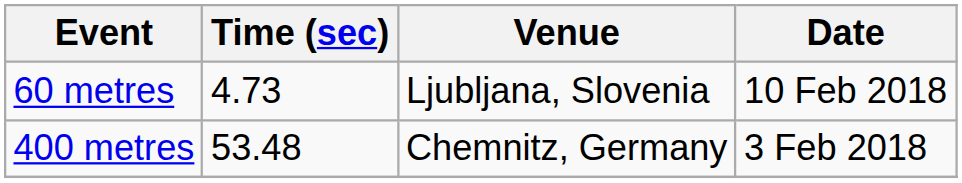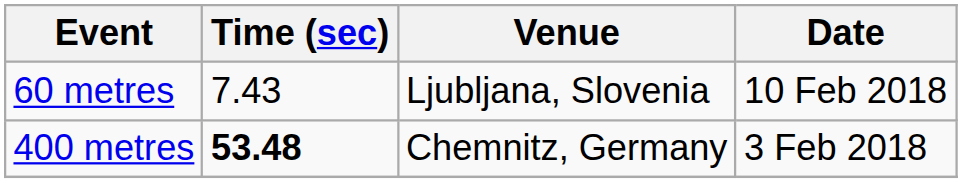(246, 90) 4.73 -> (246, 90) 7.43
(256, 147) normal -> (256, 147) bold
